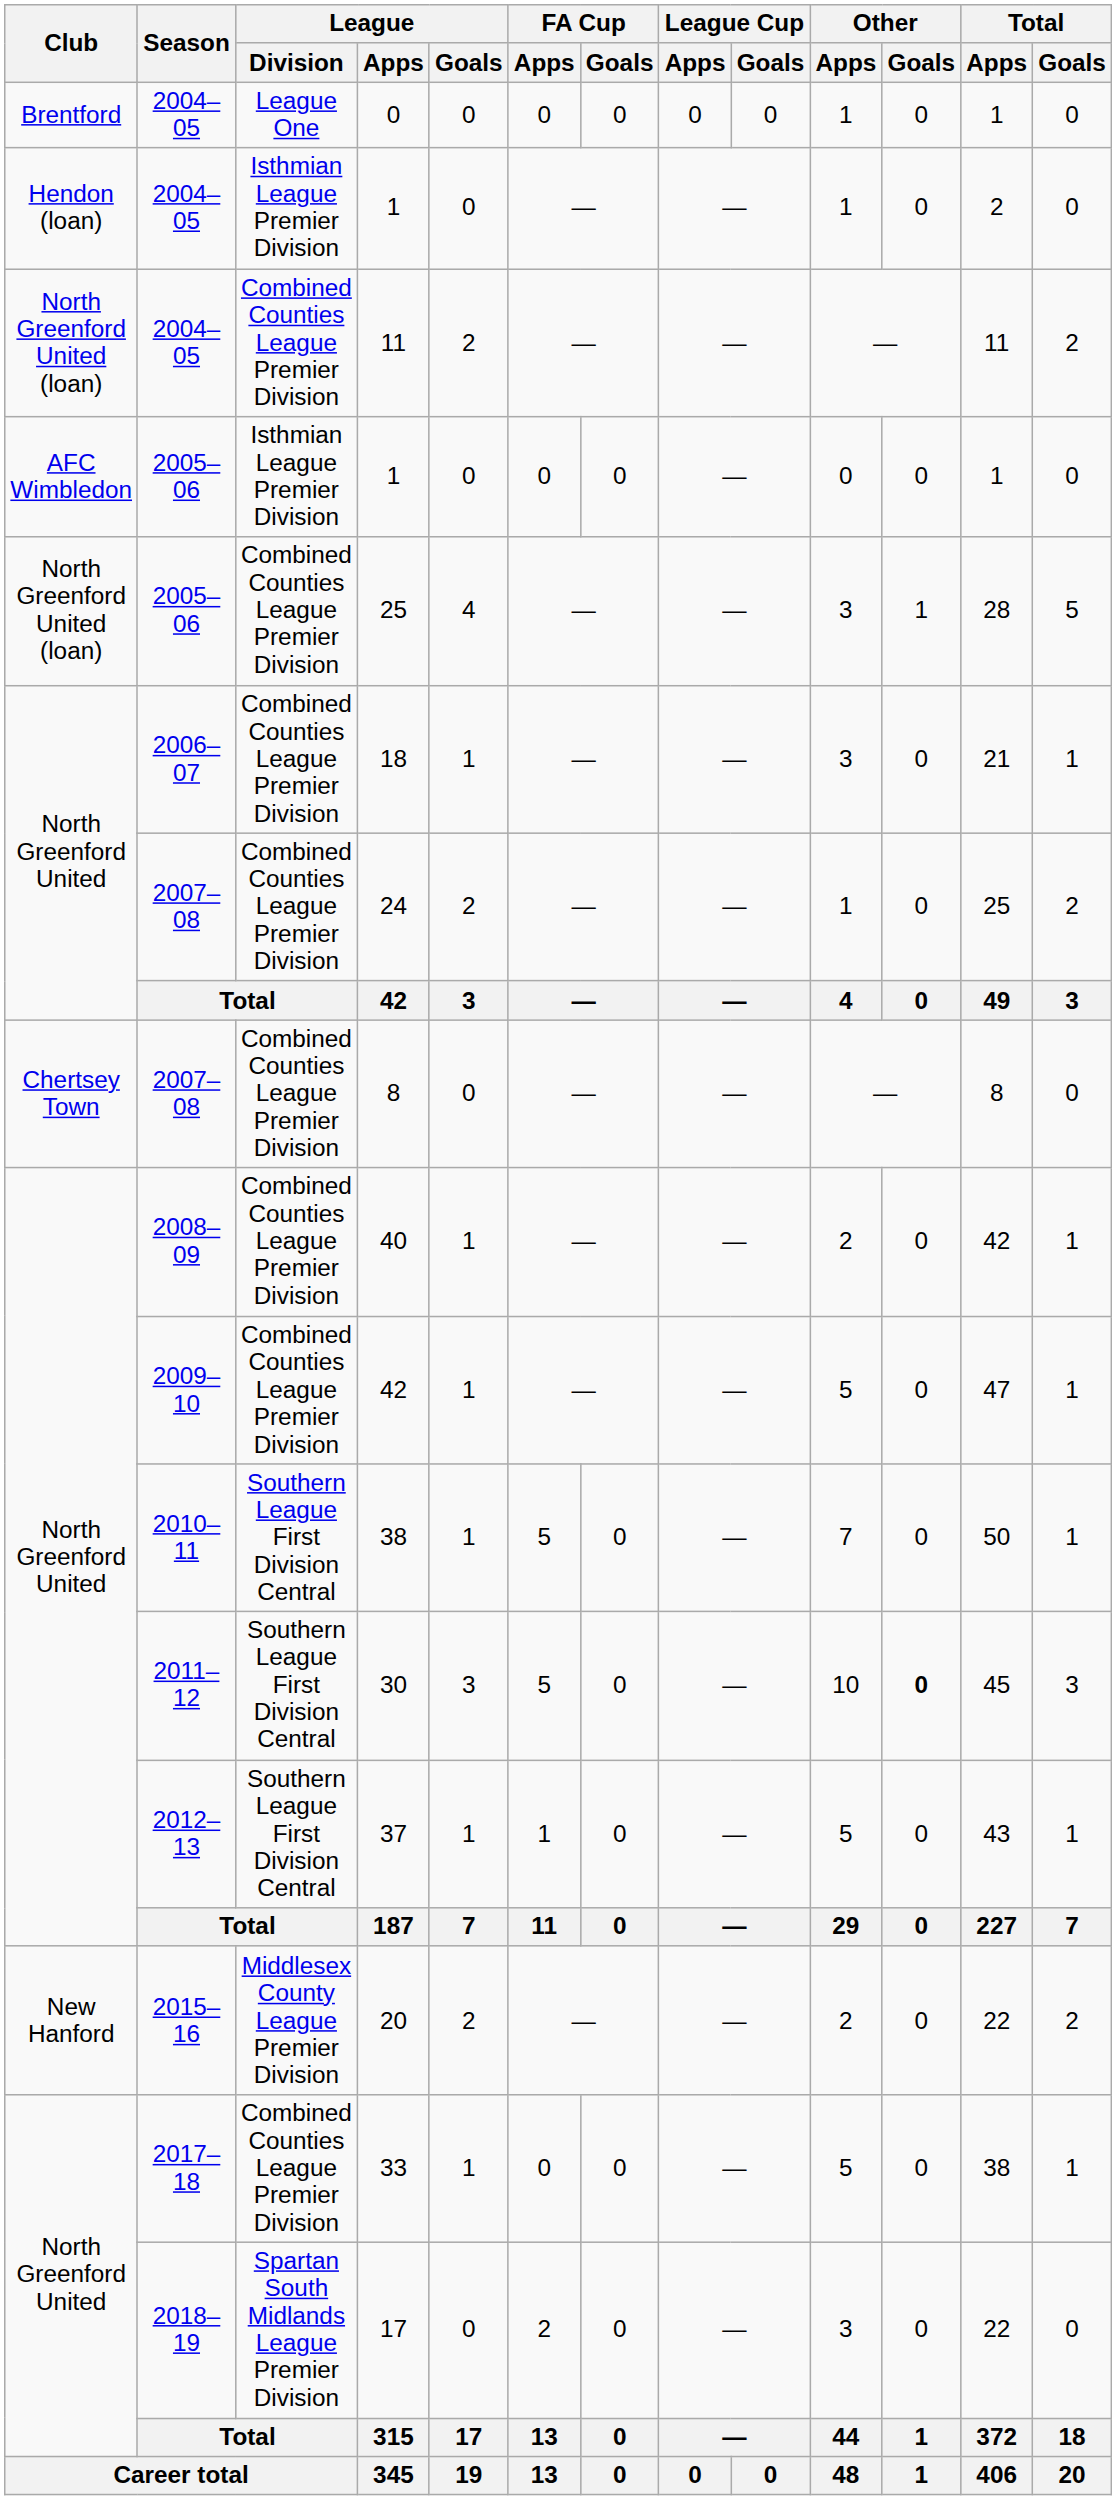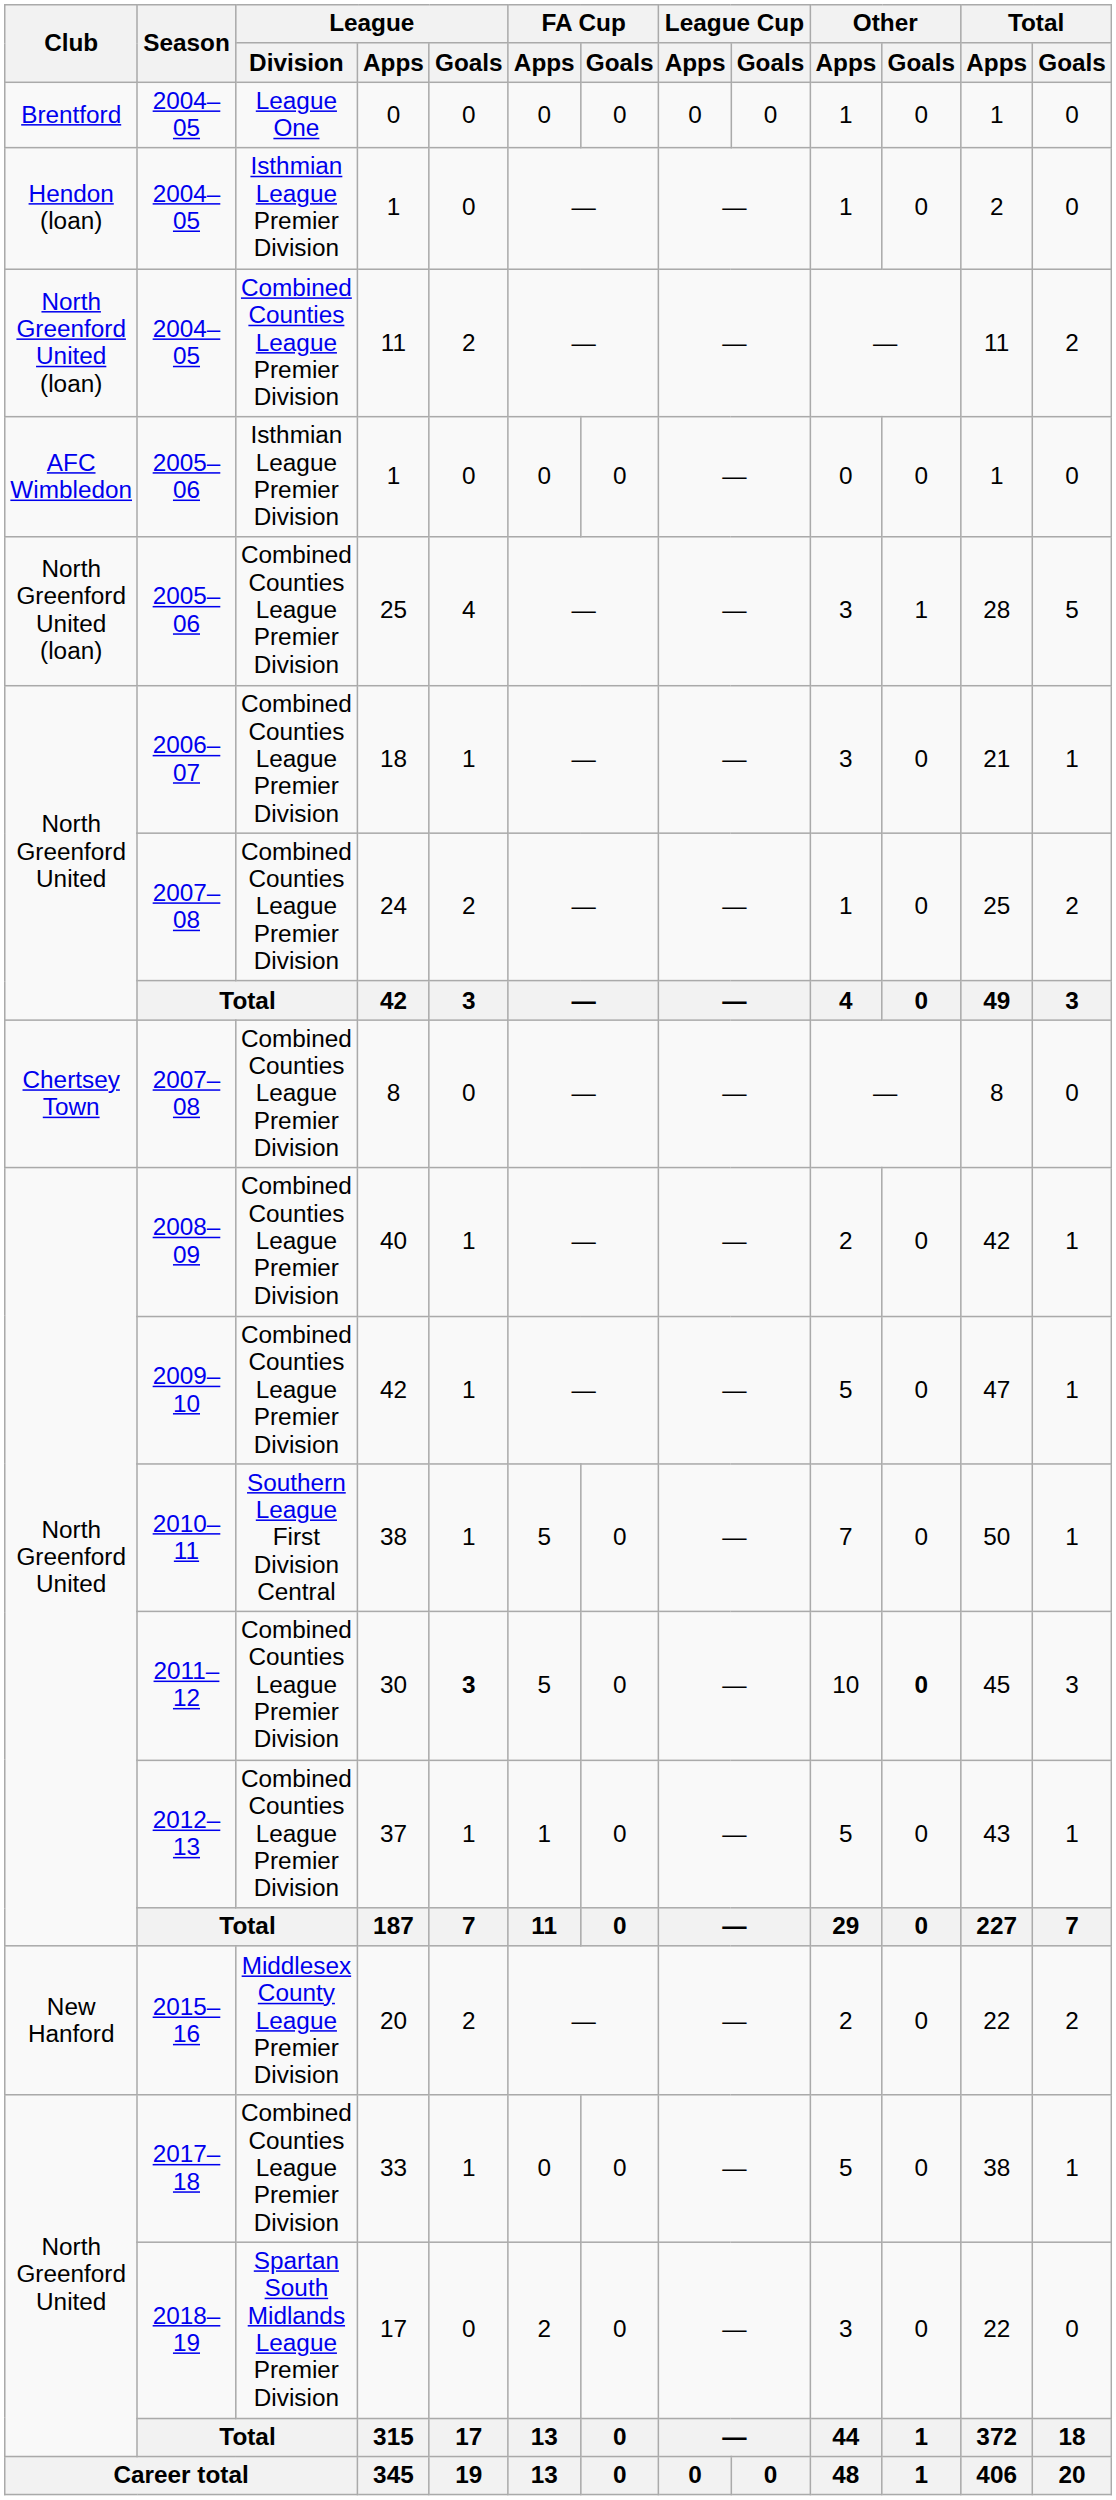(296, 1685) Southern League First Division Central -> (296, 1685) Combined Counties League Premier Division
(469, 1685) normal -> (469, 1685) bold
(296, 1833) Southern League First Division Central -> (296, 1833) Combined Counties League Premier Division
